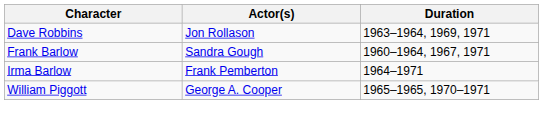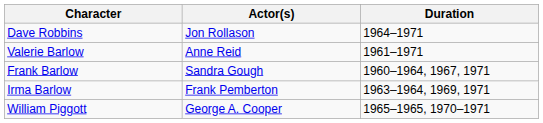(427, 33) 1963–1964, 1969, 1971 -> (393, 33) 1964–1971
+ row: (45, 52)
(393, 71) 1964–1971 -> (427, 90) 1963–1964, 1969, 1971
